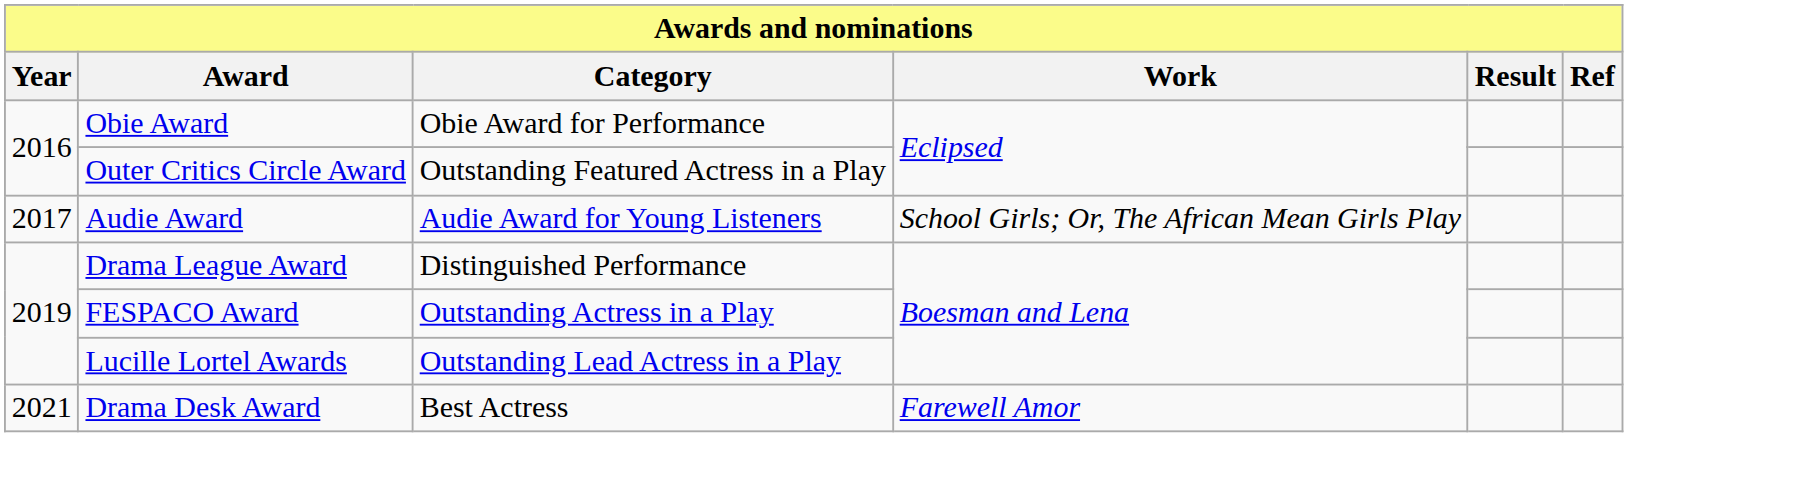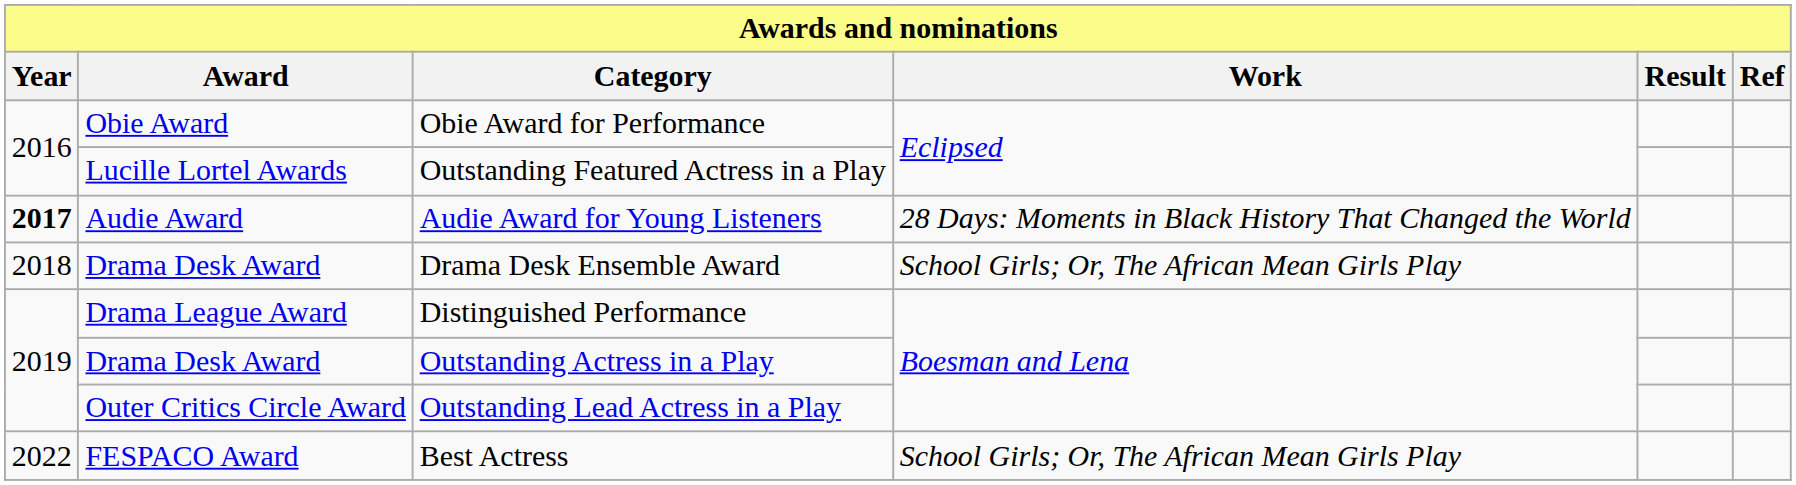(246, 170) Outer Critics Circle Award -> (216, 170) Lucille Lortel Awards
(42, 218) normal -> (42, 218) bold
(1180, 218) School Girls; Or, The African Mean Girls Play -> (1265, 218) 28 Days: Moments in Black History That Changed the World
+ row: (600, 265)
(192, 312) FESPACO Award -> (203, 360) Drama Desk Award
(216, 360) Lucille Lortel Awards -> (246, 407) Outer Critics Circle Award
(42, 407) 2021 -> (42, 455) 2022
(203, 407) Drama Desk Award -> (192, 455) FESPACO Award
(990, 407) Farewell Amor -> (1180, 455) School Girls; Or, The African Mean Girls Play
